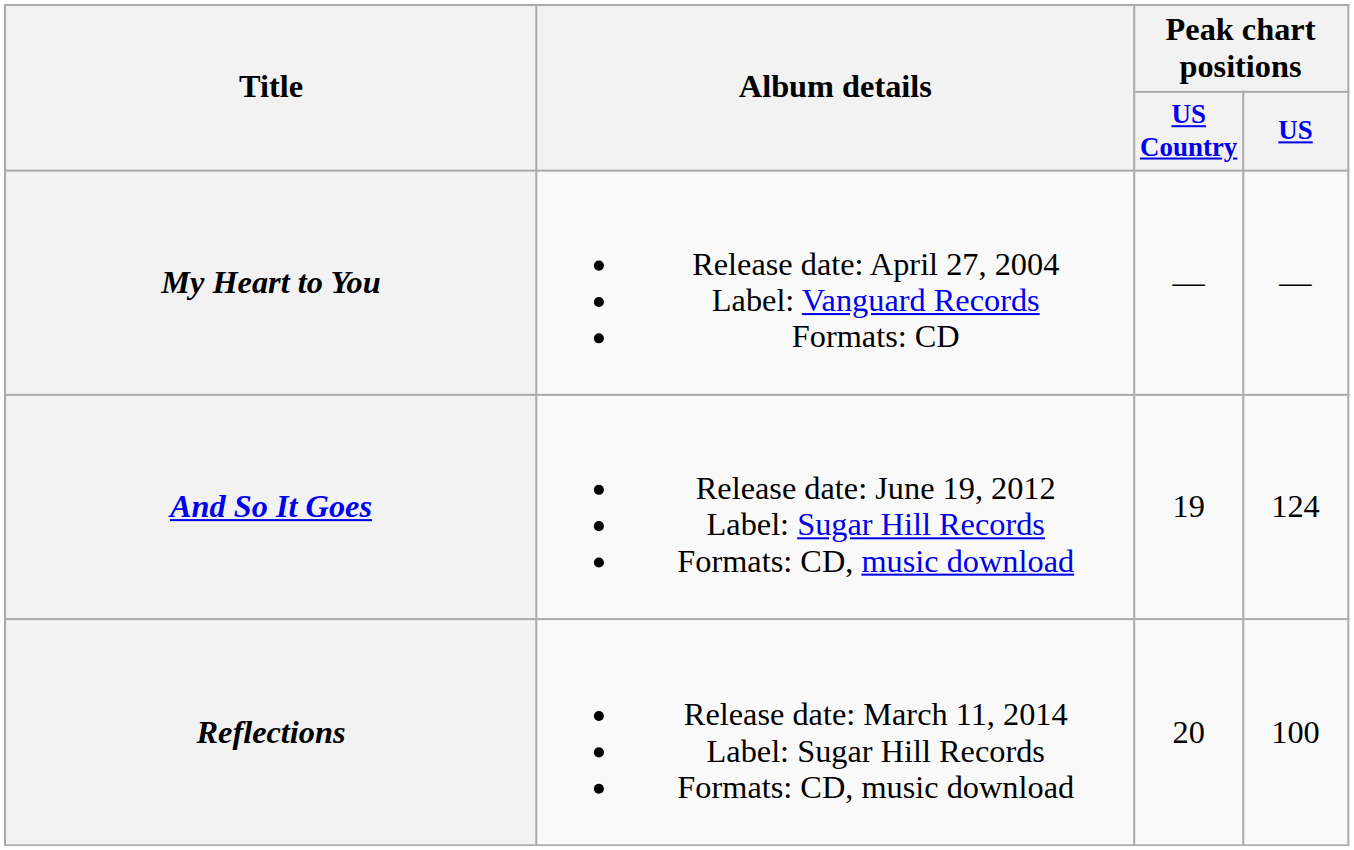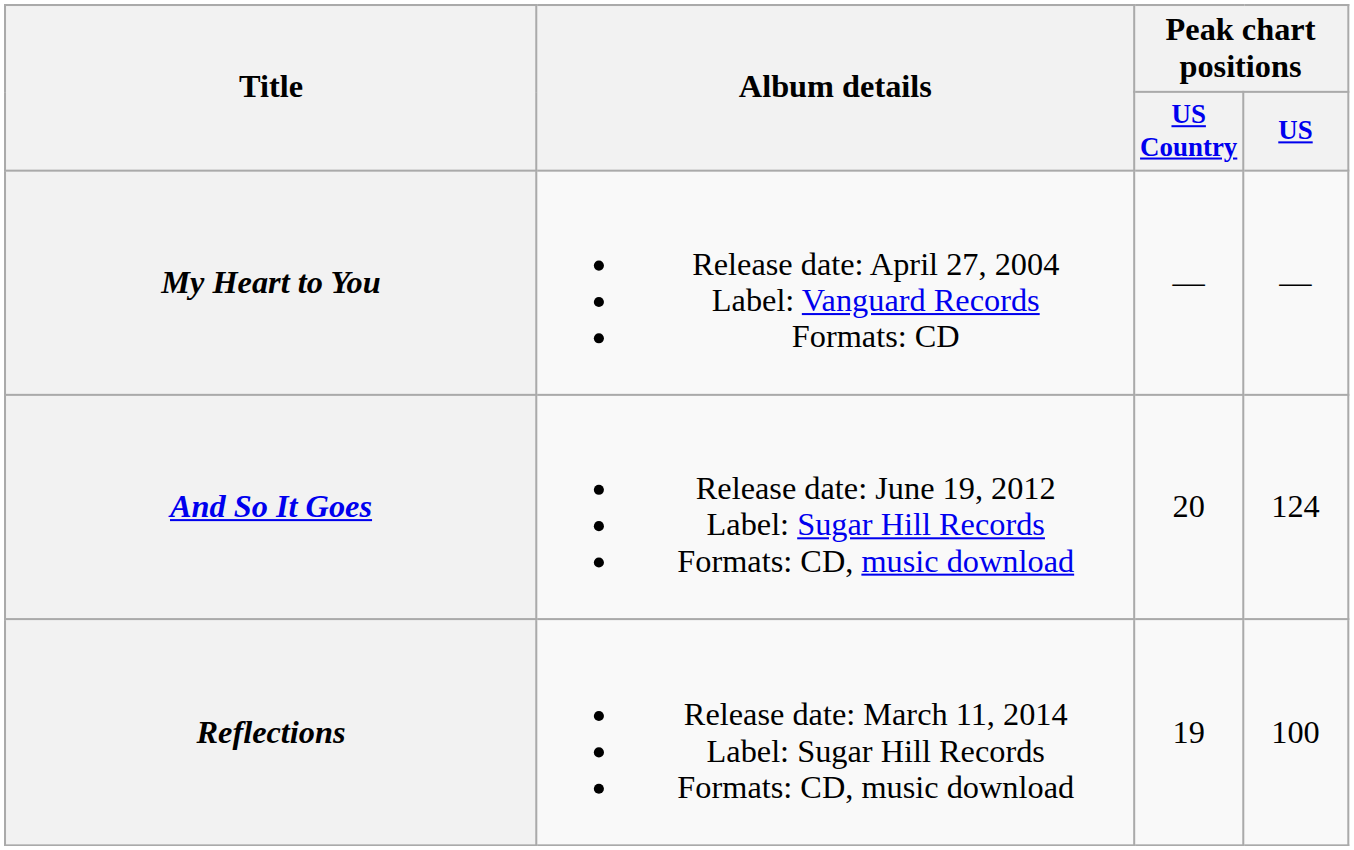(1189, 506) 19 -> (1189, 506) 20
(1189, 731) 20 -> (1189, 731) 19
